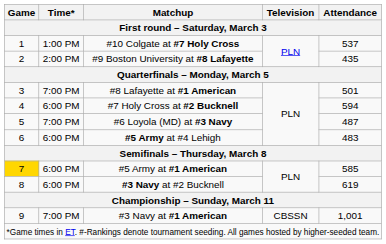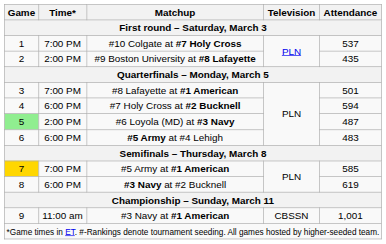(61, 44) 1:00 PM -> (63, 44) 7:00 PM
(22, 122) no background -> (21, 122) lightgreen background
(61, 122) 7:00 PM -> (63, 122) 2:00 PM
(61, 169) 6:00 PM -> (63, 169) 7:00 PM
(61, 216) 7:00 PM -> (63, 216) 11:00 am
